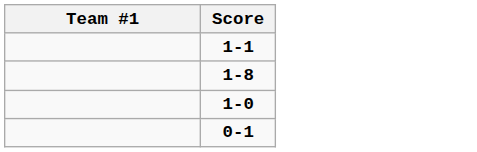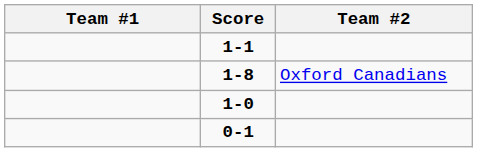+ column: (374, 19)
